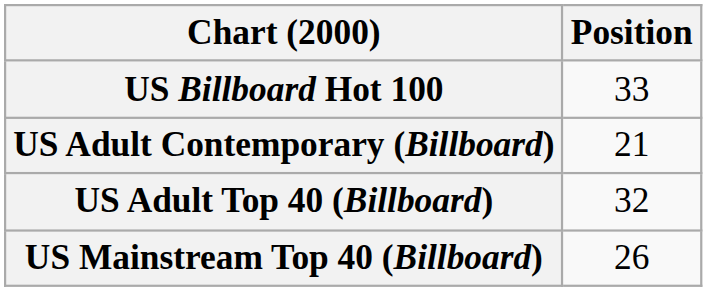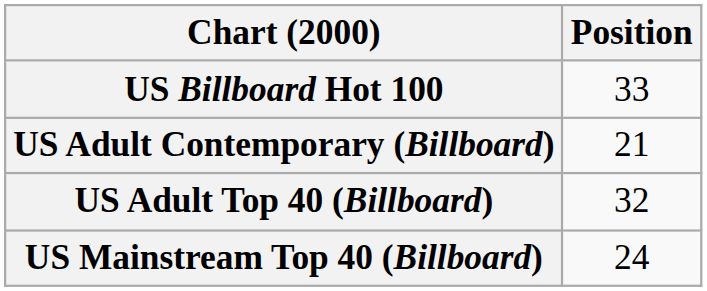(632, 256) 26 -> (632, 256) 24
